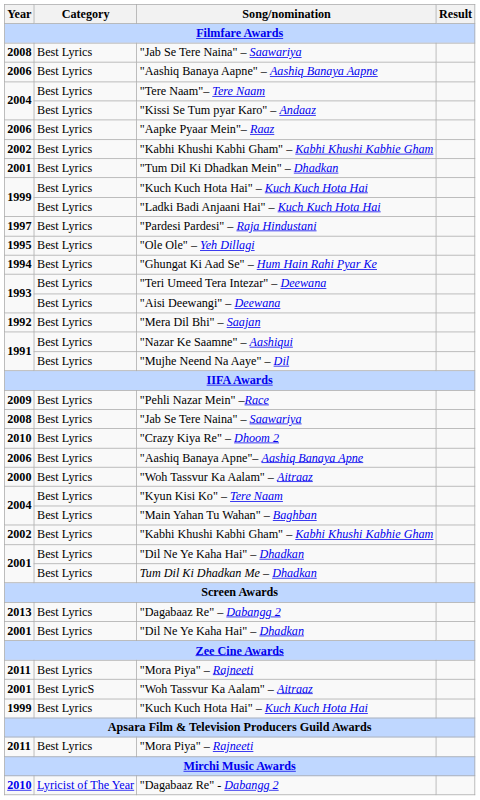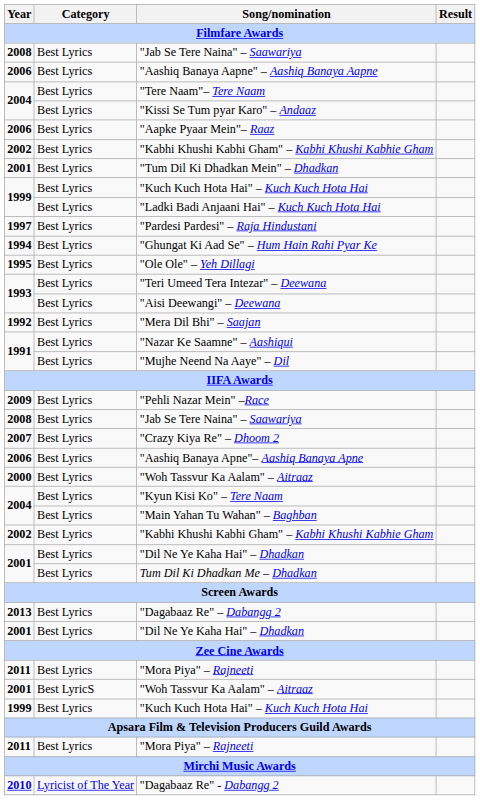rows swapped: (65, 245) <-> (65, 264)
(19, 438) 2010 -> (19, 438) 2007
